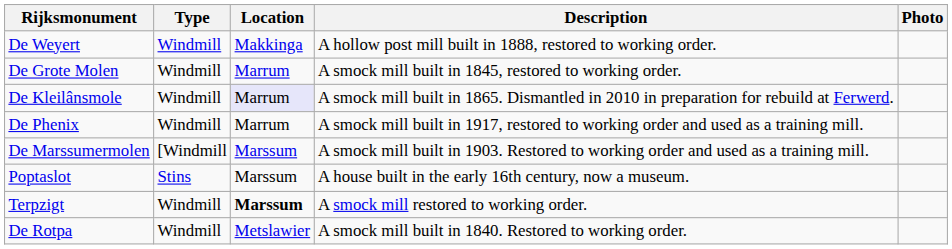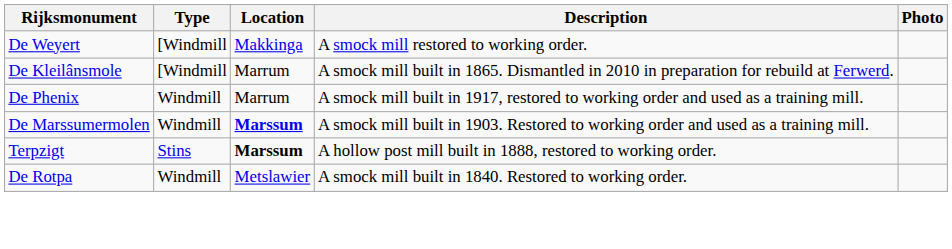(189, 44) Windmill -> (192, 44) [Windmill
(517, 44) A hollow post mill built in 1888, restored to working order. -> (453, 44) A smock mill restored to working order.
- row: (63, 71)
(189, 97) Windmill -> (192, 71) [Windmill
(262, 97) lavender background -> (262, 71) no background
(192, 151) [Windmill -> (189, 124) Windmill
(266, 151) normal -> (269, 124) bold
- row: (40, 177)
(189, 204) Windmill -> (174, 151) Stins
(453, 204) A smock mill restored to working order. -> (517, 151) A hollow post mill built in 1888, restored to working order.
